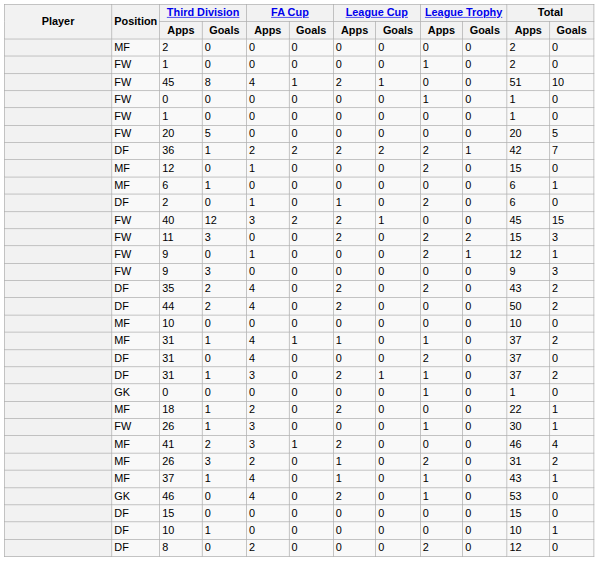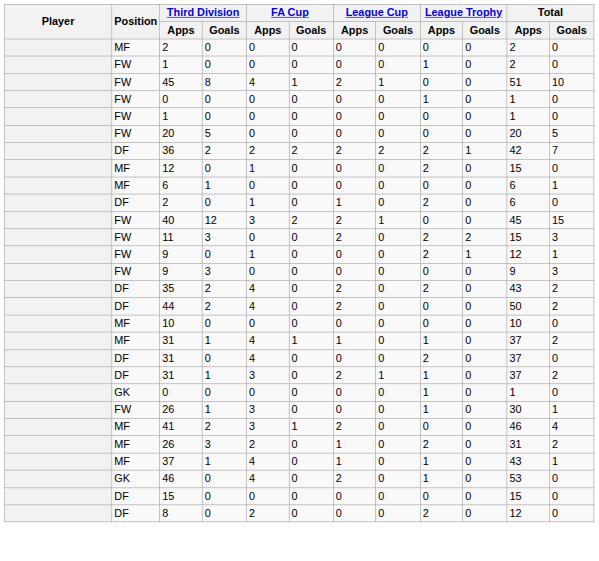(208, 151) 1 -> (208, 151) 2
- row: (122, 409)
- row: (122, 530)
